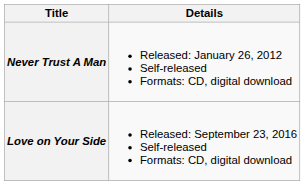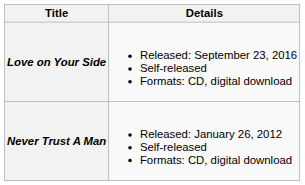rows swapped: (57, 62) <-> (57, 141)
